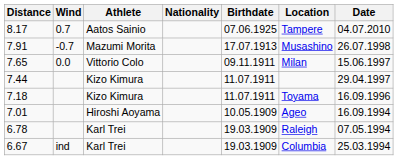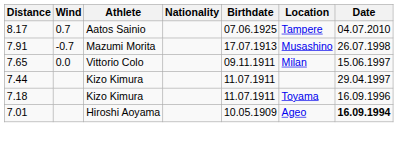(364, 113) normal -> (364, 113) bold
- row: (17, 130)
- row: (17, 146)
